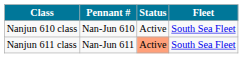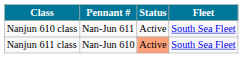(108, 28) Nan-Jun 610 -> (108, 28) Nan-Jun 611
(108, 45) Nan-Jun 611 -> (108, 45) Nan-Jun 610
